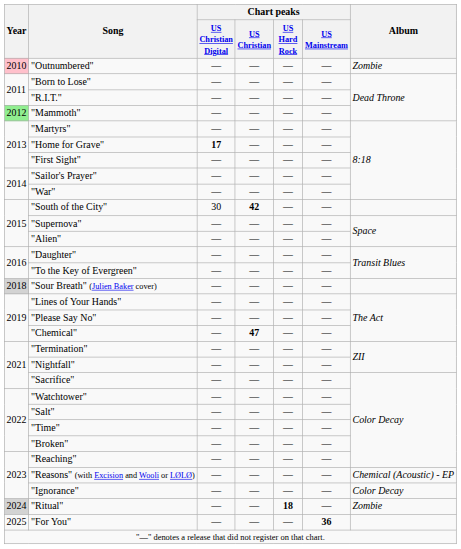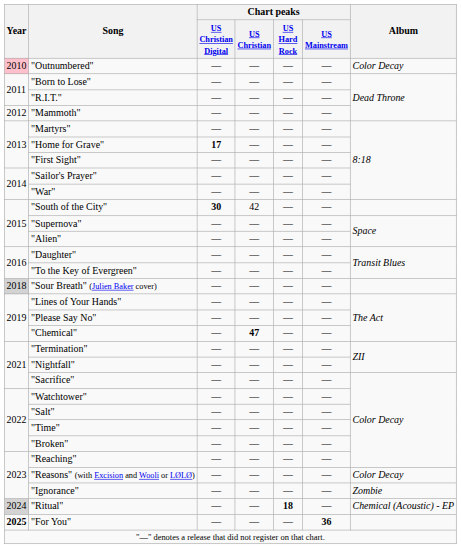(367, 66) Zombie -> (378, 66) Color Decay
(17, 113) lightgreen background -> (17, 113) no background
(216, 207) normal -> (216, 207) bold
(254, 207) bold -> (254, 207) normal
(403, 475) Chemical (Acoustic) - EP -> (378, 475) Color Decay
(378, 490) Color Decay -> (367, 490) Zombie
(367, 506) Zombie -> (403, 506) Chemical (Acoustic) - EP
(17, 522) normal -> (17, 522) bold
